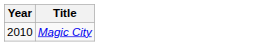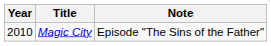+ column: (181, 13)
